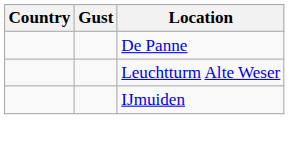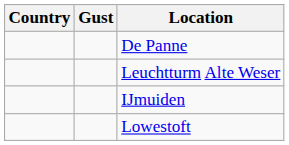+ row: (156, 126)
